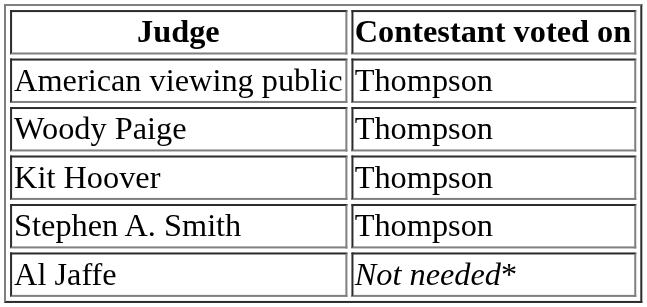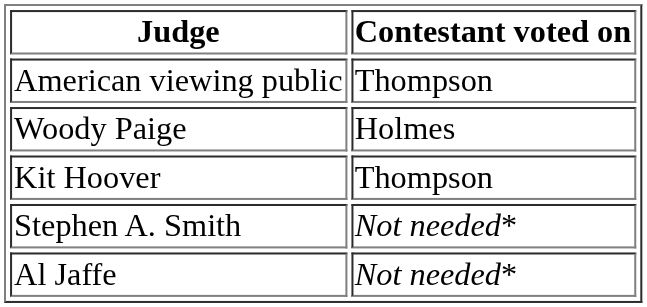(424, 128) Thompson -> (405, 128) Holmes
(424, 225) Thompson -> (436, 225) Not needed*
